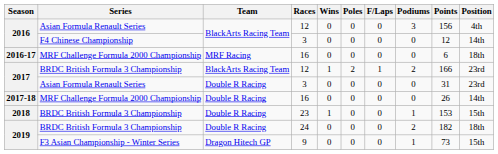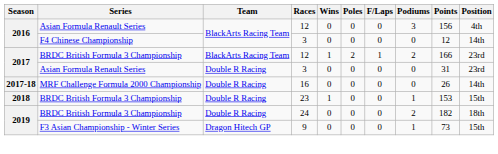- row: (21, 55)
